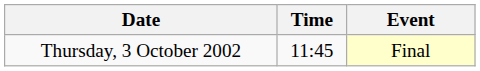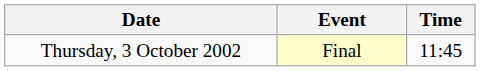columns swapped: (312, 19) <-> (411, 19)
